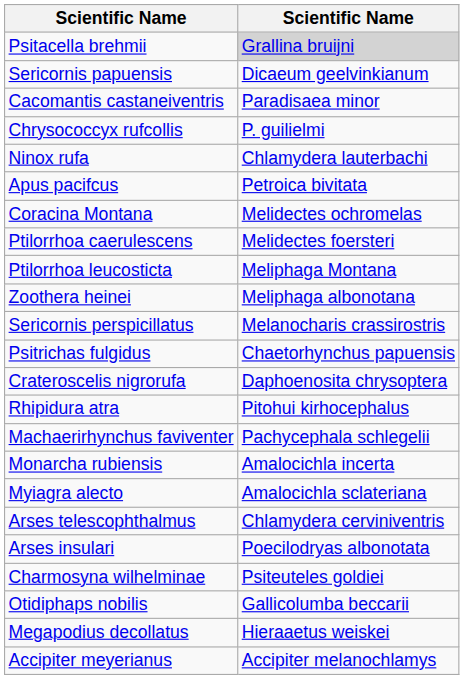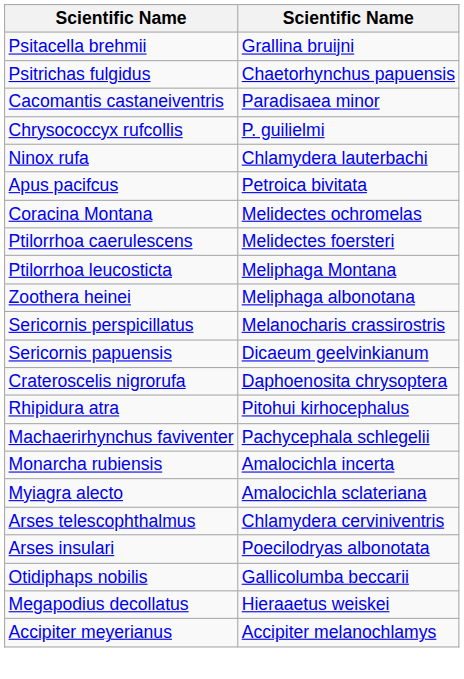(298, 46) lightgrey background -> (298, 46) no background
rows swapped: (80, 353) <-> (90, 74)
- row: (107, 576)
